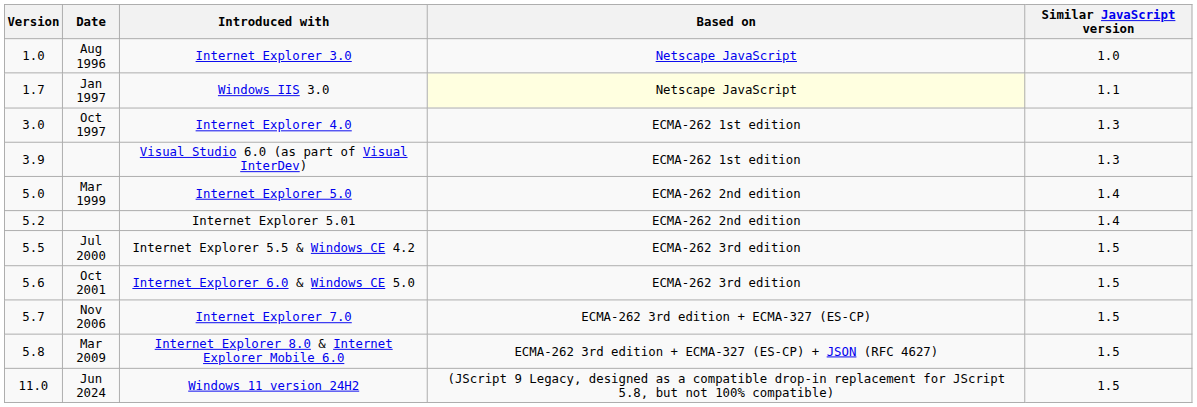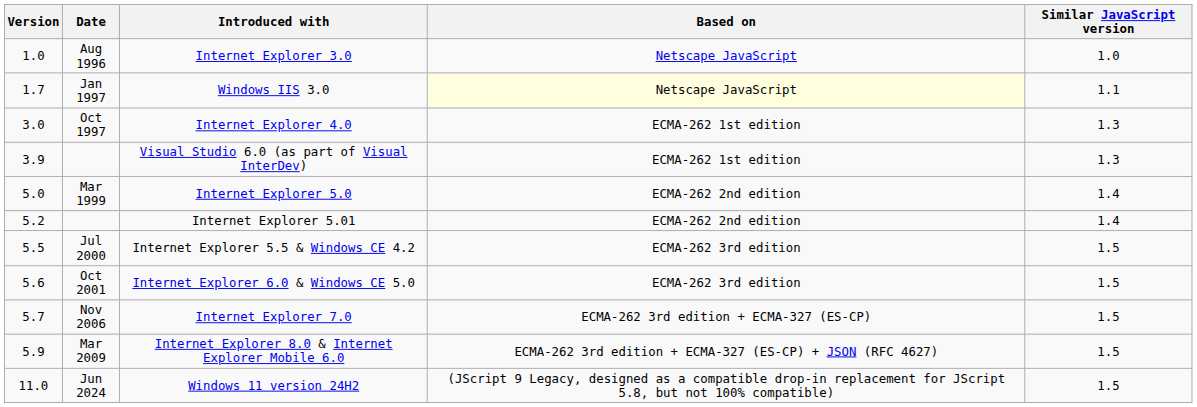(33, 351) 5.8 -> (33, 351) 5.9
